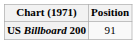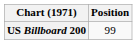(110, 30) 91 -> (110, 30) 99
